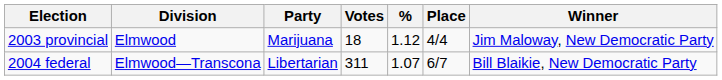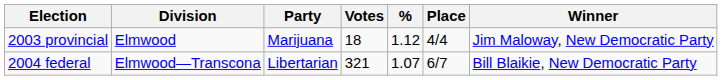(357, 63) 311 -> (357, 63) 321
